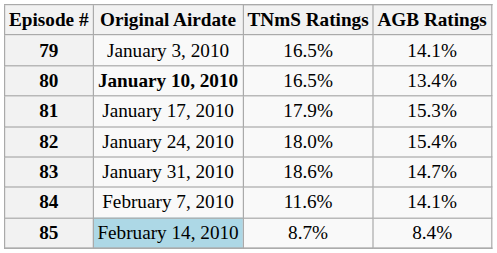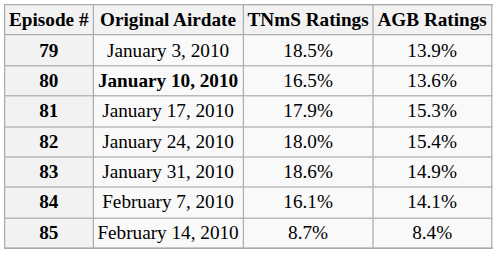(308, 50) 16.5% -> (308, 50) 18.5%
(432, 50) 14.1% -> (432, 50) 13.9%
(432, 80) 13.4% -> (432, 80) 13.6%
(432, 171) 14.7% -> (432, 171) 14.9%
(308, 202) 11.6% -> (308, 202) 16.1%
(168, 232) lightblue background -> (168, 232) no background
